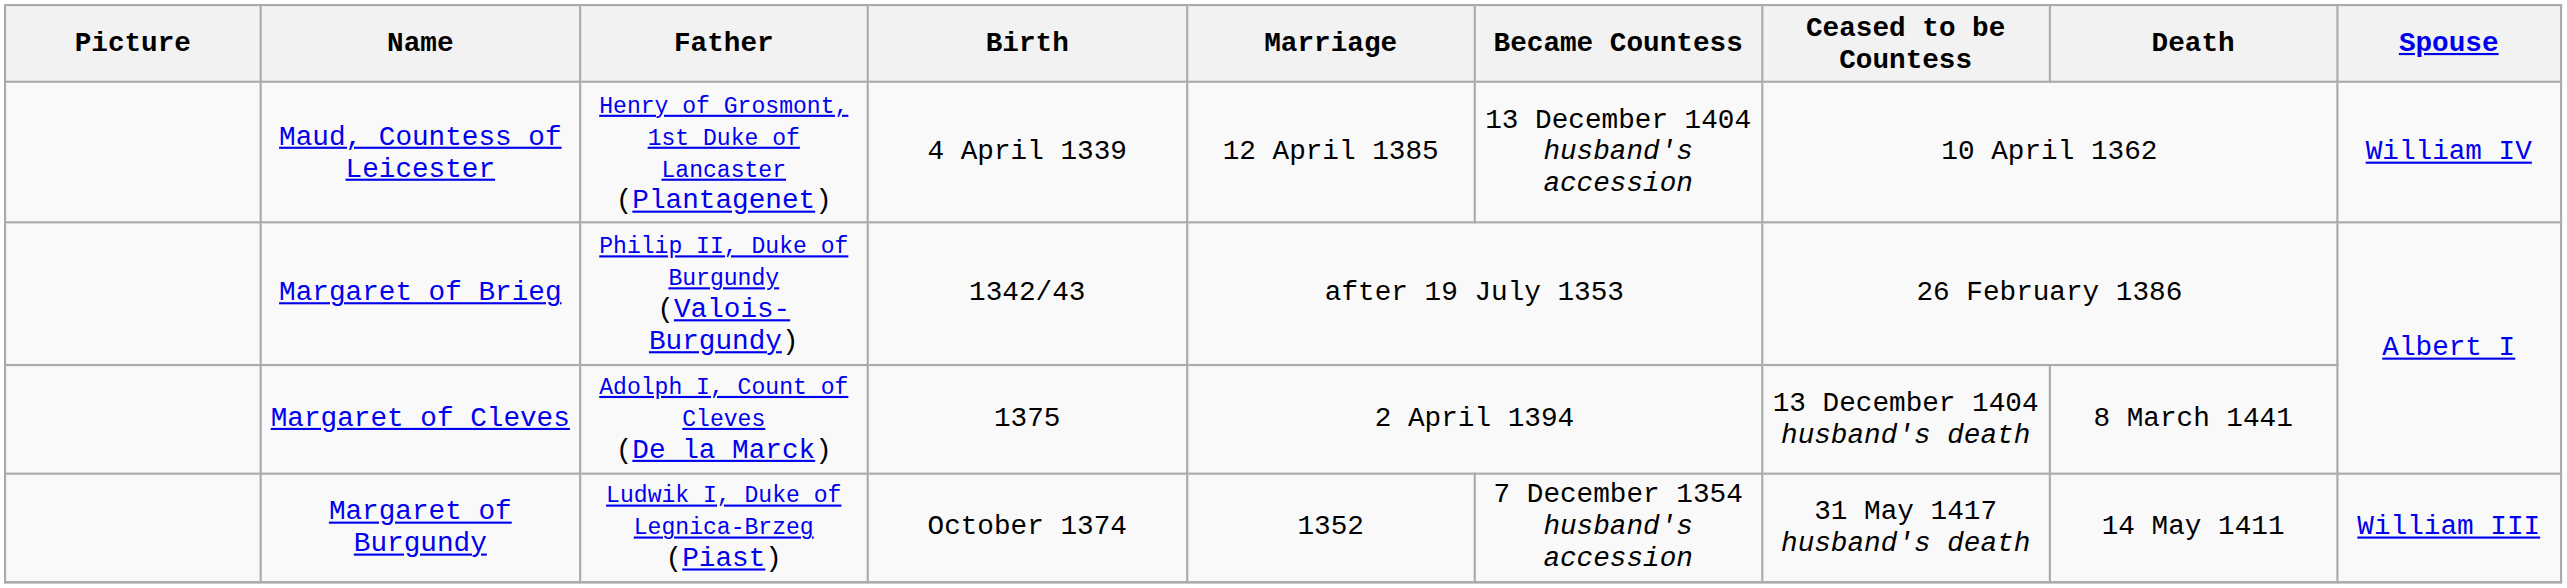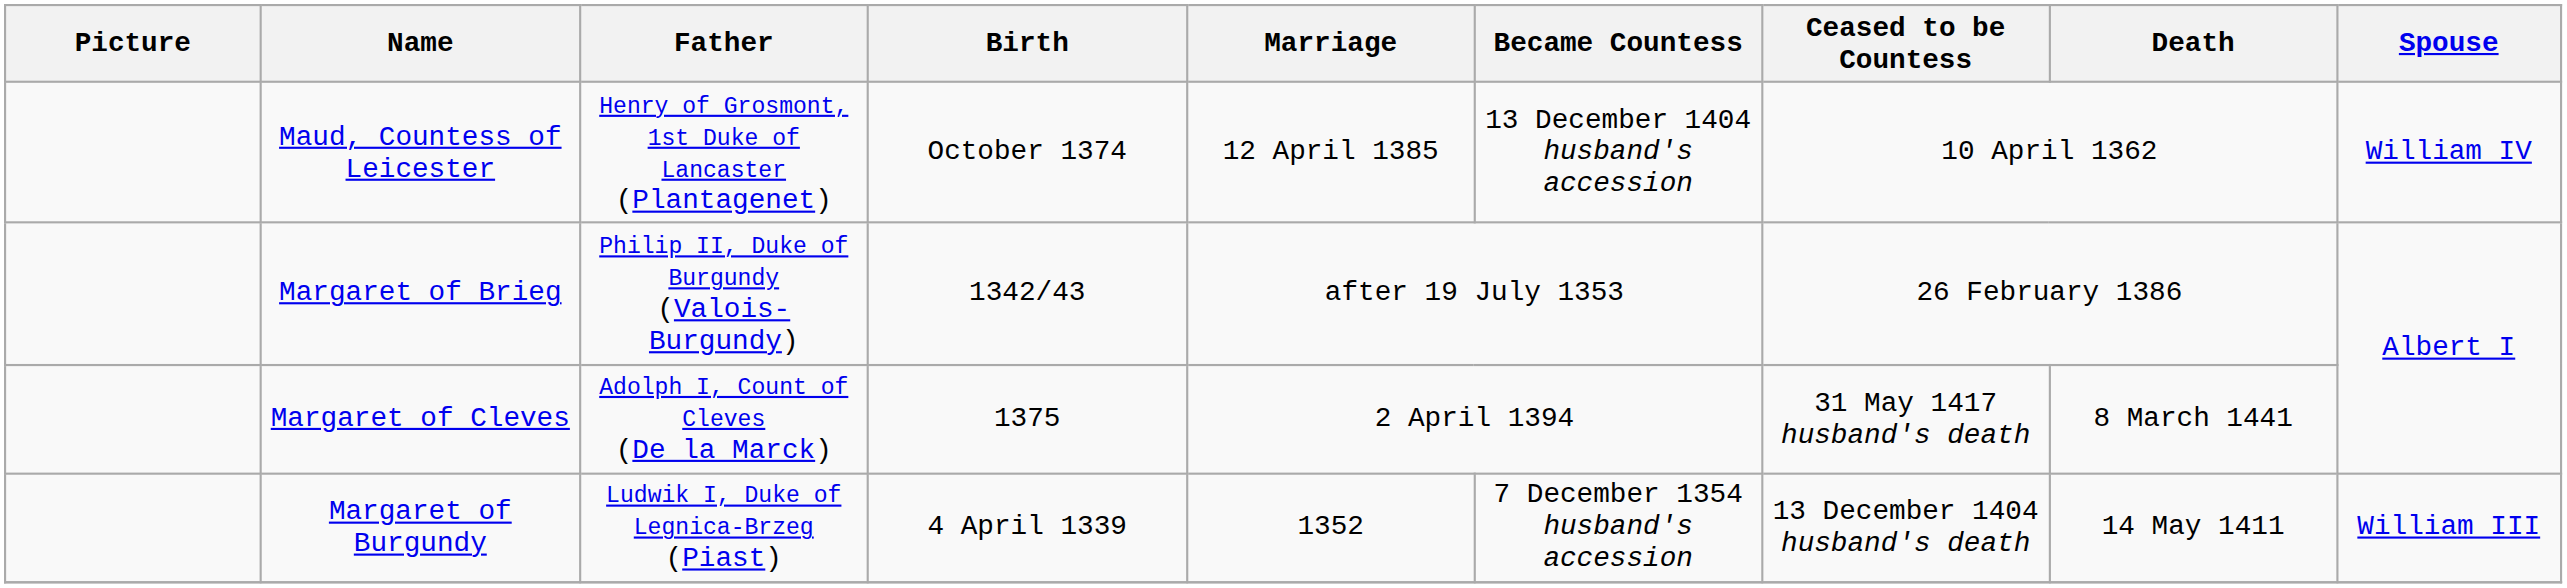(1027, 153) 4 April 1339 -> (1027, 153) October 1374
(1906, 419) 13 December 1404 husband's death -> (1906, 419) 31 May 1417 husband's death
(1027, 528) October 1374 -> (1027, 528) 4 April 1339
(1906, 528) 31 May 1417 husband's death -> (1906, 528) 13 December 1404 husband's death
